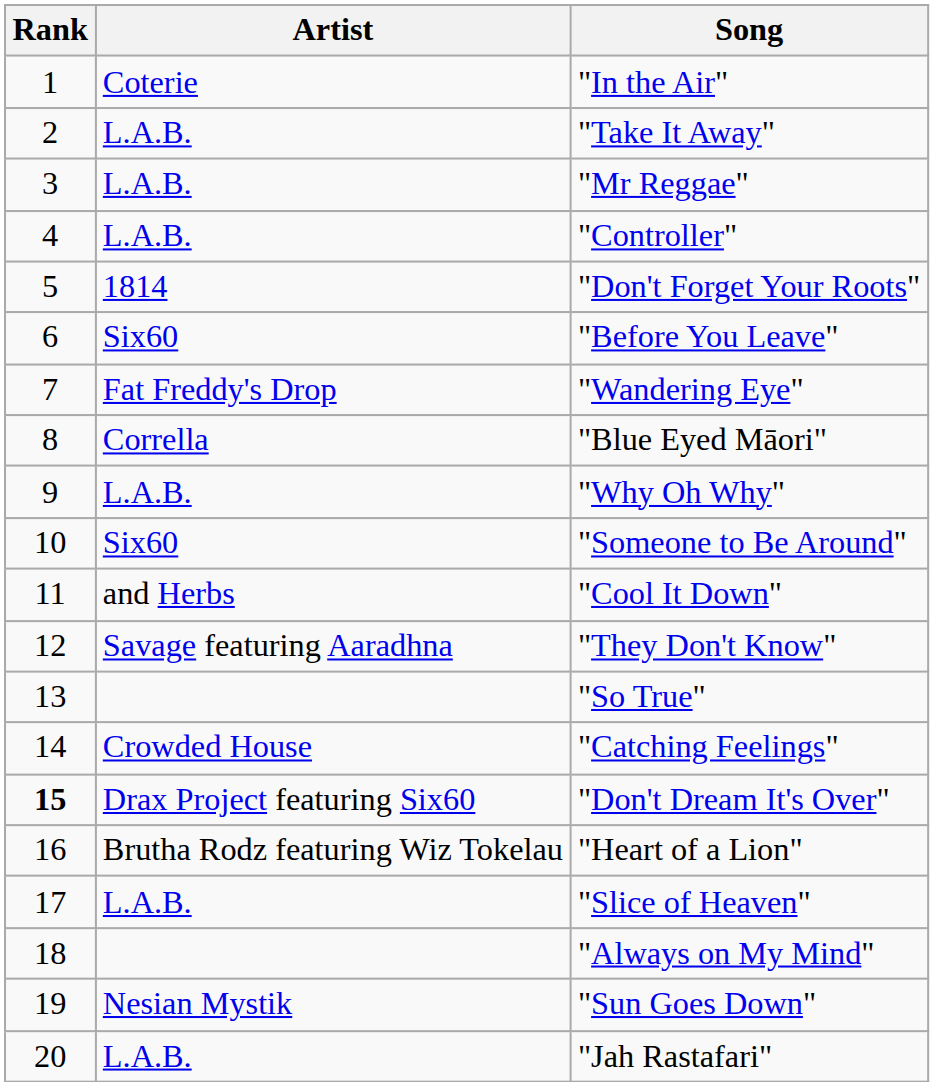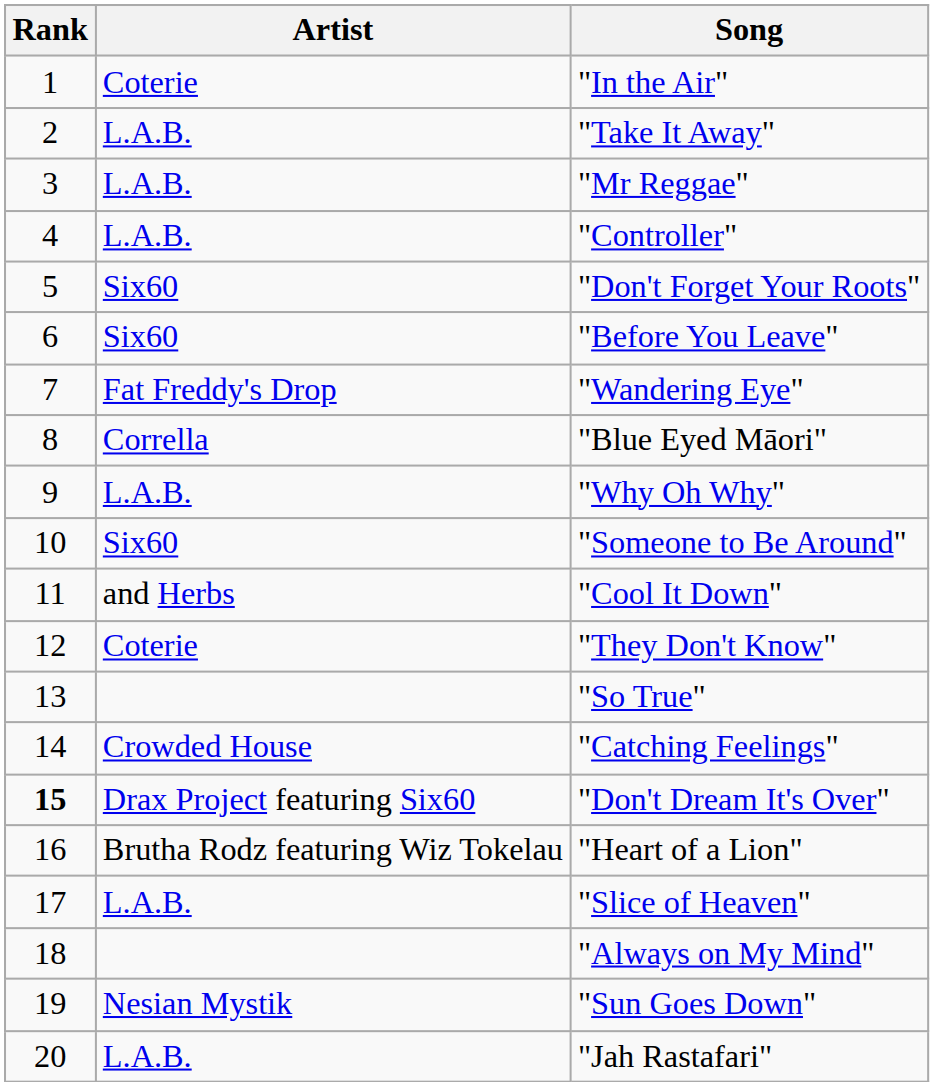(135, 286) 1814 -> (141, 286) Six60
(278, 645) Savage featuring Aaradhna -> (150, 645) Coterie
